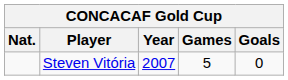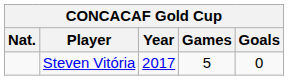(159, 63) 2007 -> (159, 63) 2017
